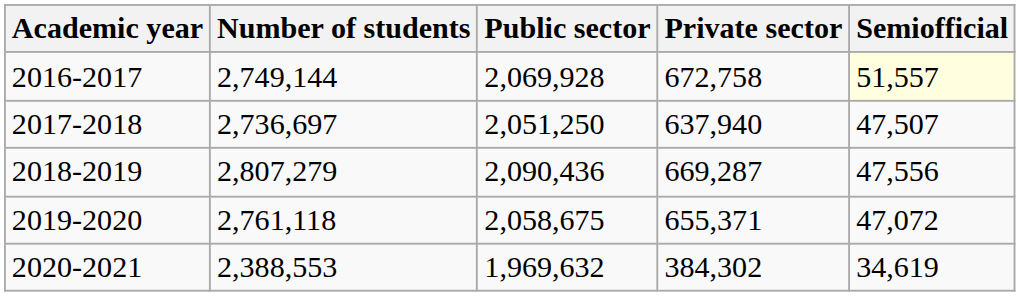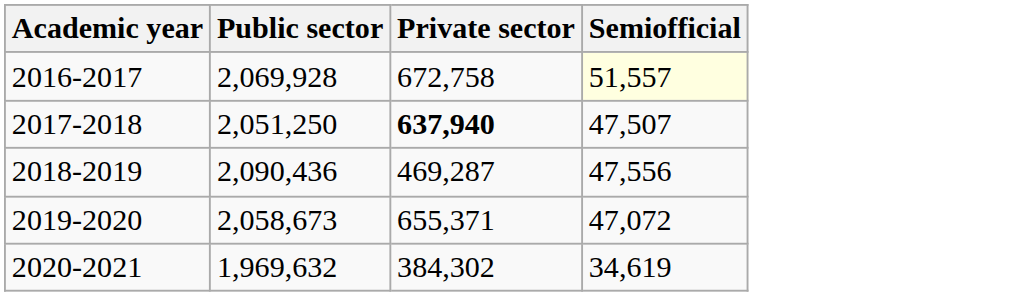- column: (344, 28)
(713, 123) normal -> (446, 123) bold
(713, 171) 669,287 -> (446, 171) 469,287
(544, 219) 2,058,675 -> (277, 219) 2,058,673
